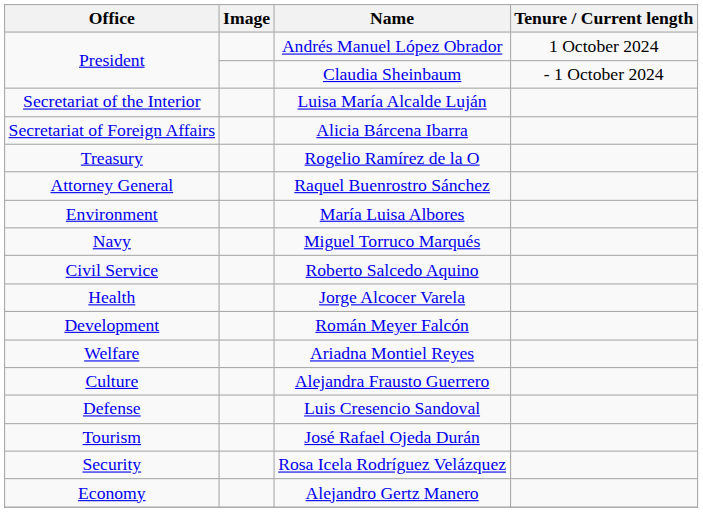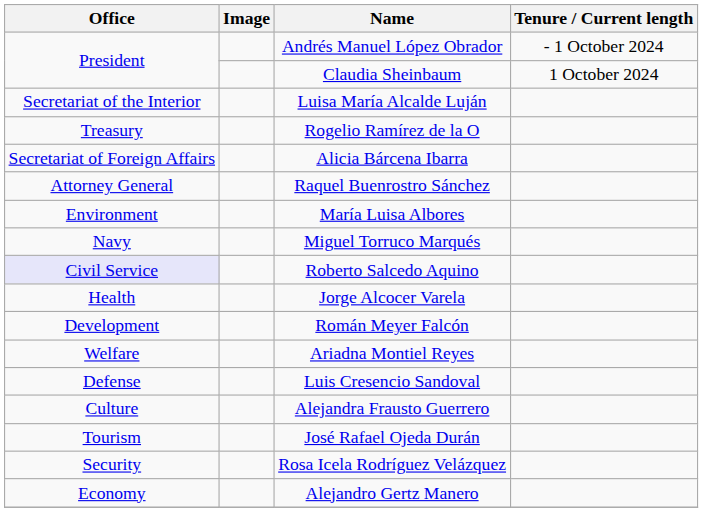(604, 46) 1 October 2024 -> (604, 46) - 1 October 2024
(604, 74) - 1 October 2024 -> (604, 74) 1 October 2024
rows swapped: (392, 130) <-> (392, 158)
(112, 269) no background -> (112, 269) lavender background
rows swapped: (392, 381) <-> (392, 409)
